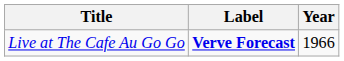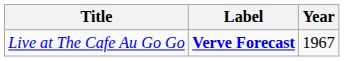(319, 42) 1966 -> (319, 42) 1967
